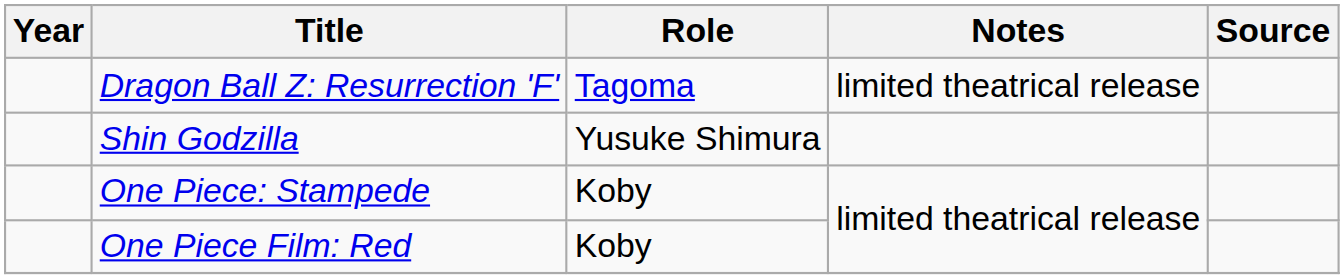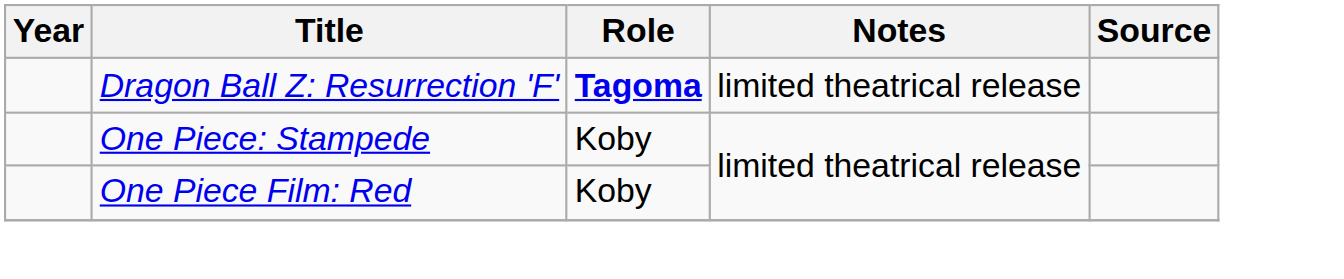(635, 84) normal -> (638, 84) bold
- row: (199, 138)
